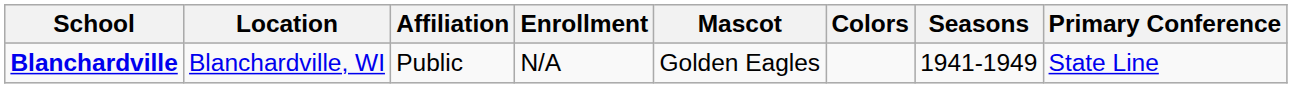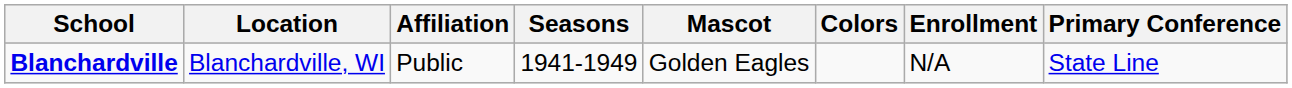columns swapped: (584, 23) <-> (979, 23)
